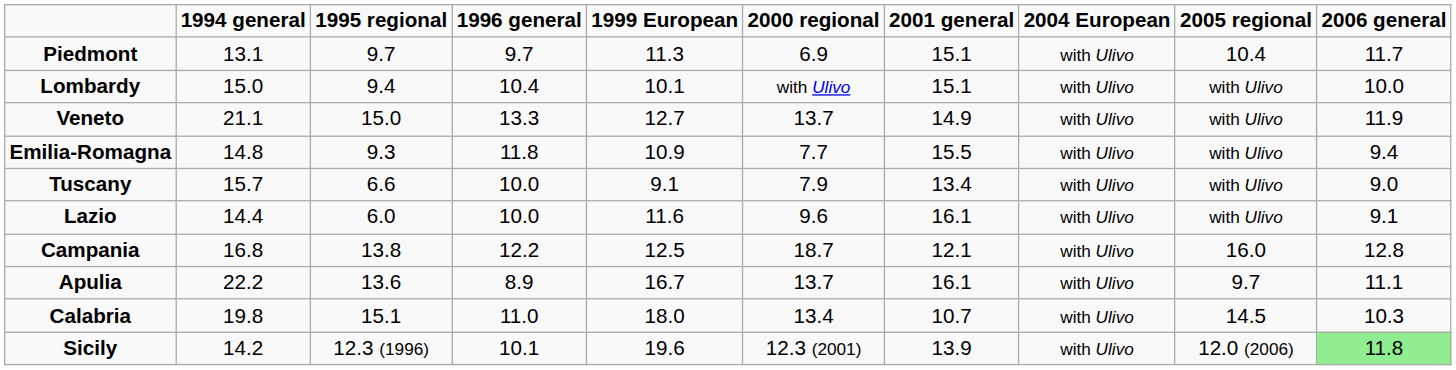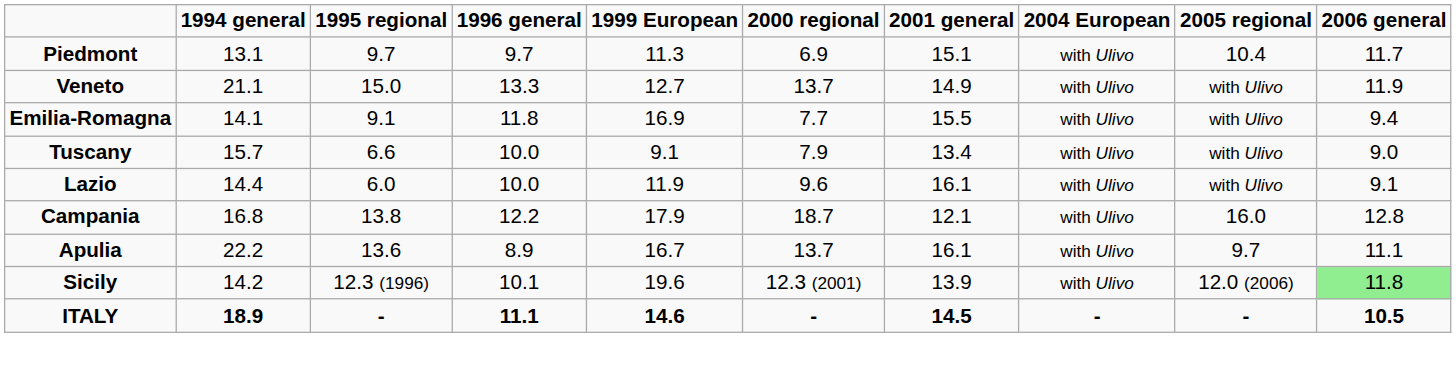- row: (90, 86)
(243, 151) 14.8 -> (243, 119) 14.1
(381, 151) 9.3 -> (381, 119) 9.1
(665, 151) 10.9 -> (665, 119) 16.9
(665, 217) 11.6 -> (665, 184) 11.9
(665, 250) 12.5 -> (665, 217) 17.9
- row: (90, 315)
+ row: (90, 315)
